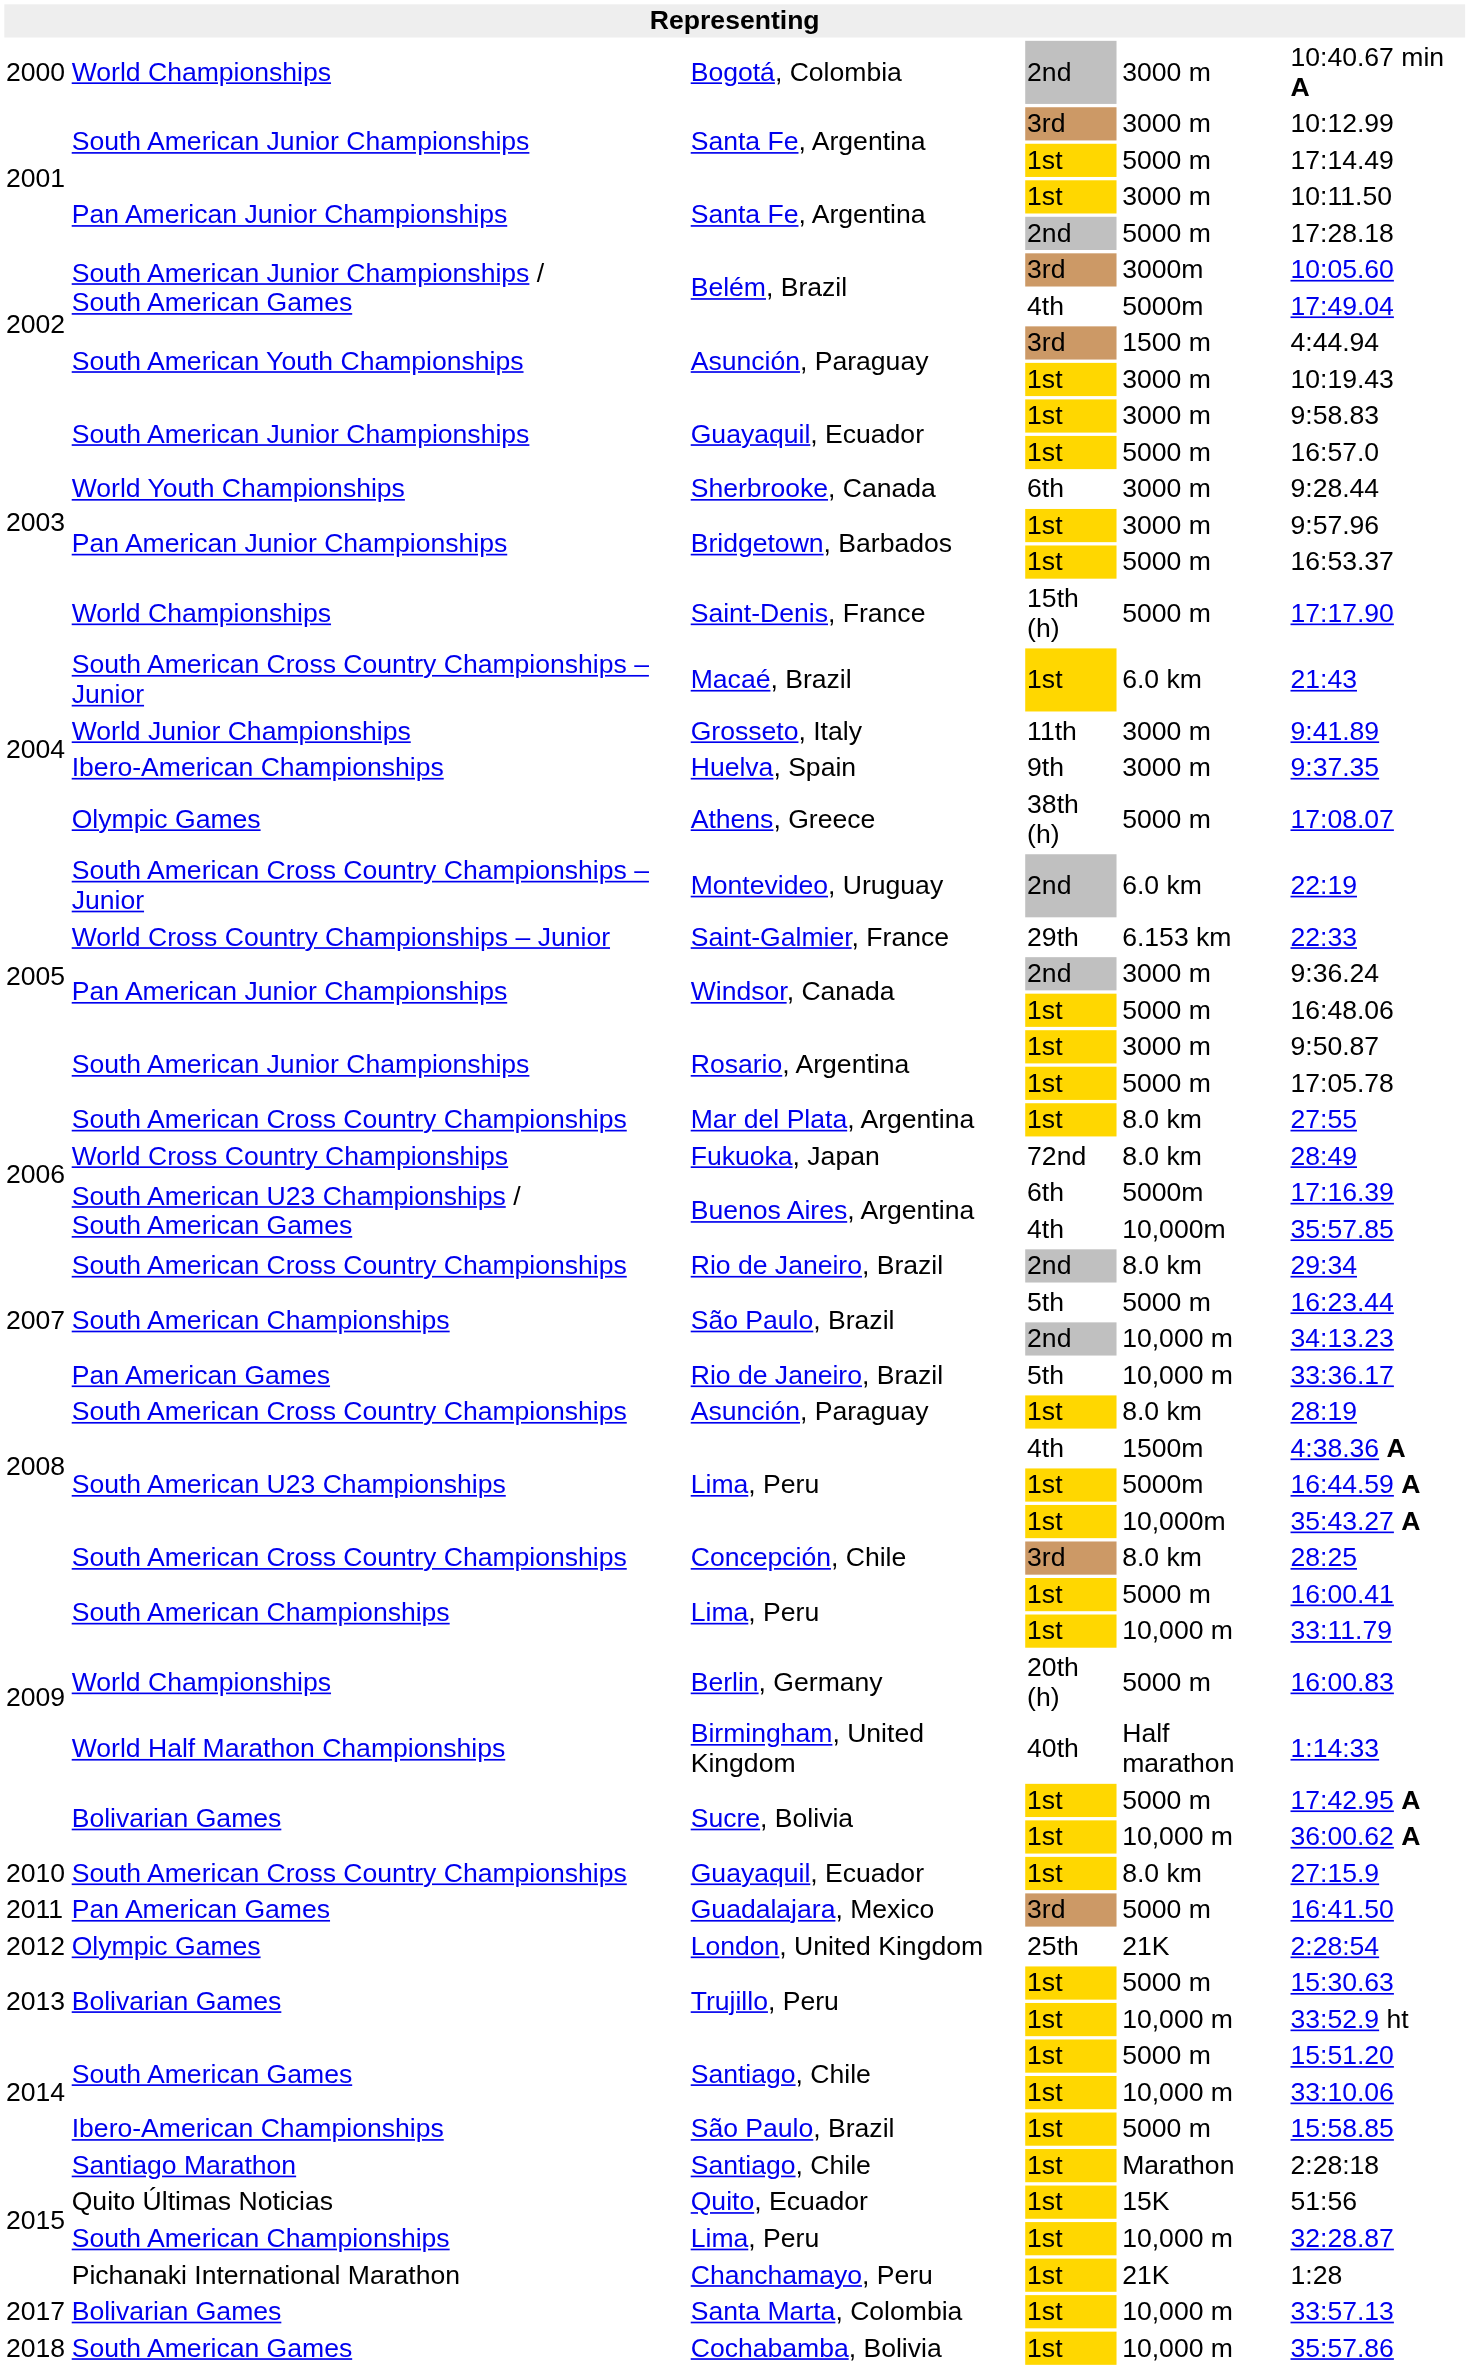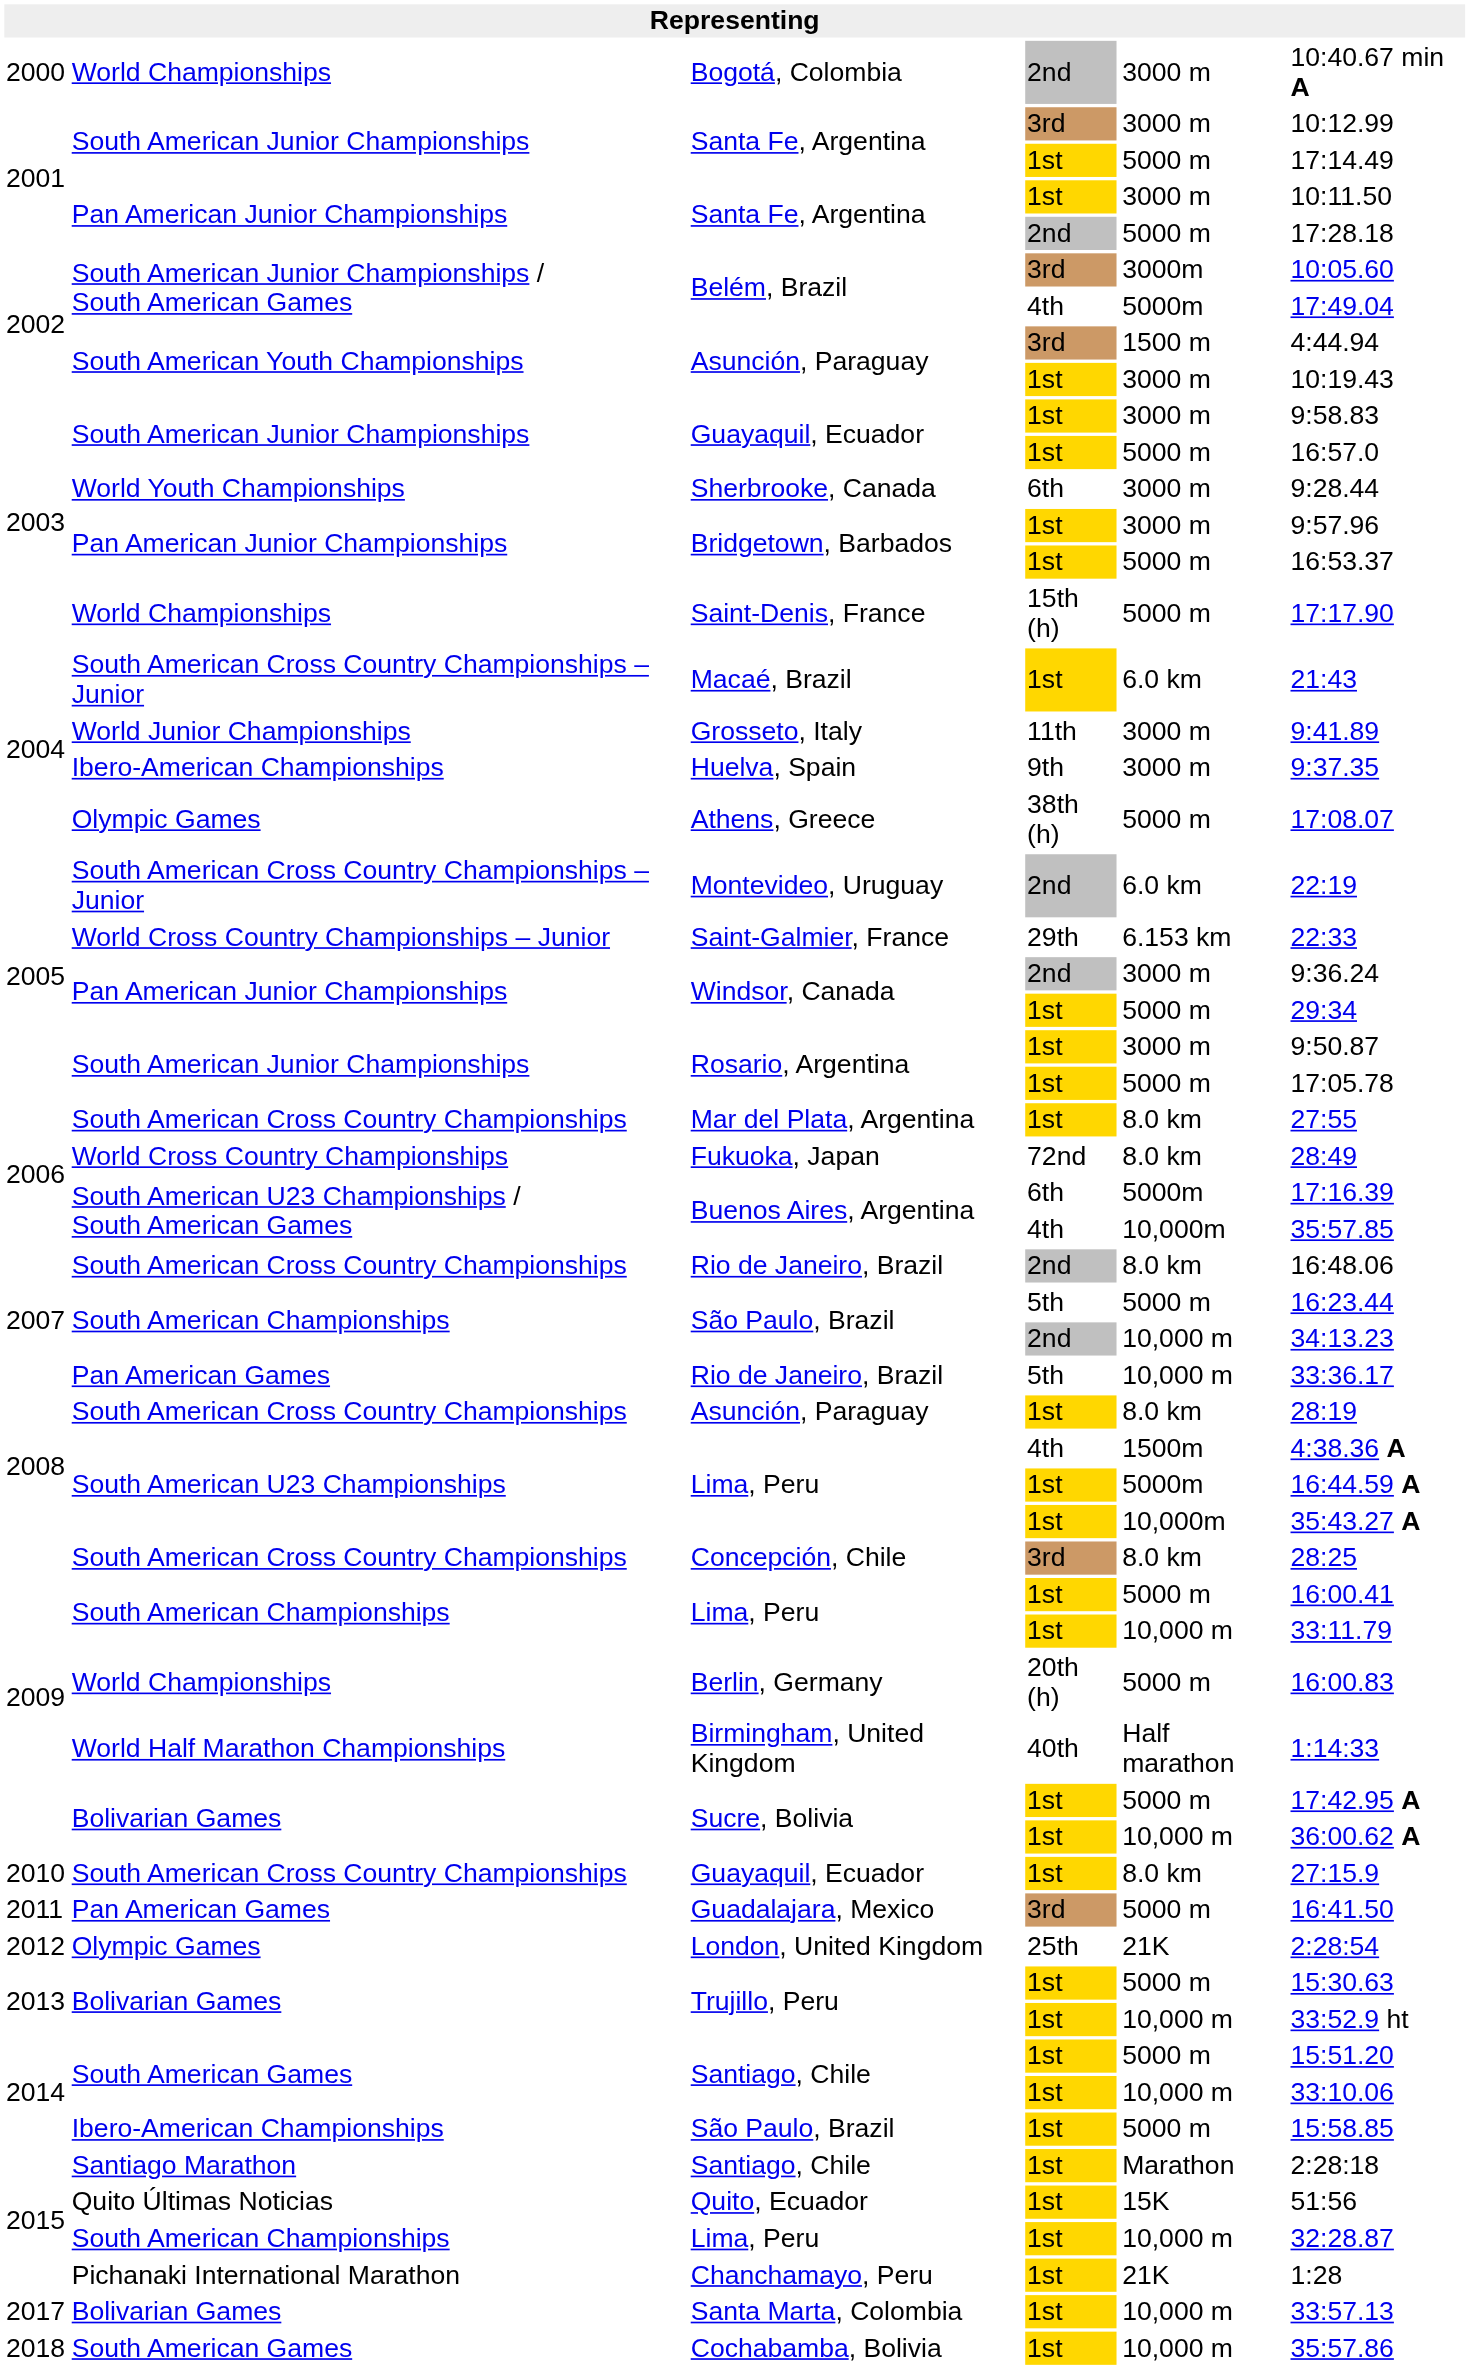(1342, 1009) 16:48.06 -> (1324, 1009) 29:34
(1324, 1265) 29:34 -> (1342, 1265) 16:48.06
